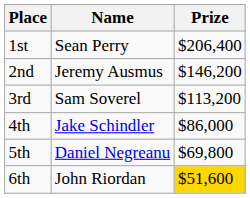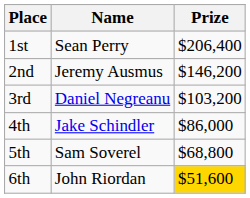(98, 98) Sam Soverel -> (113, 98) Daniel Negreanu
(210, 98) $113,200 -> (210, 98) $103,200
(113, 152) Daniel Negreanu -> (98, 152) Sam Soverel
(206, 152) $69,800 -> (206, 152) $68,800
